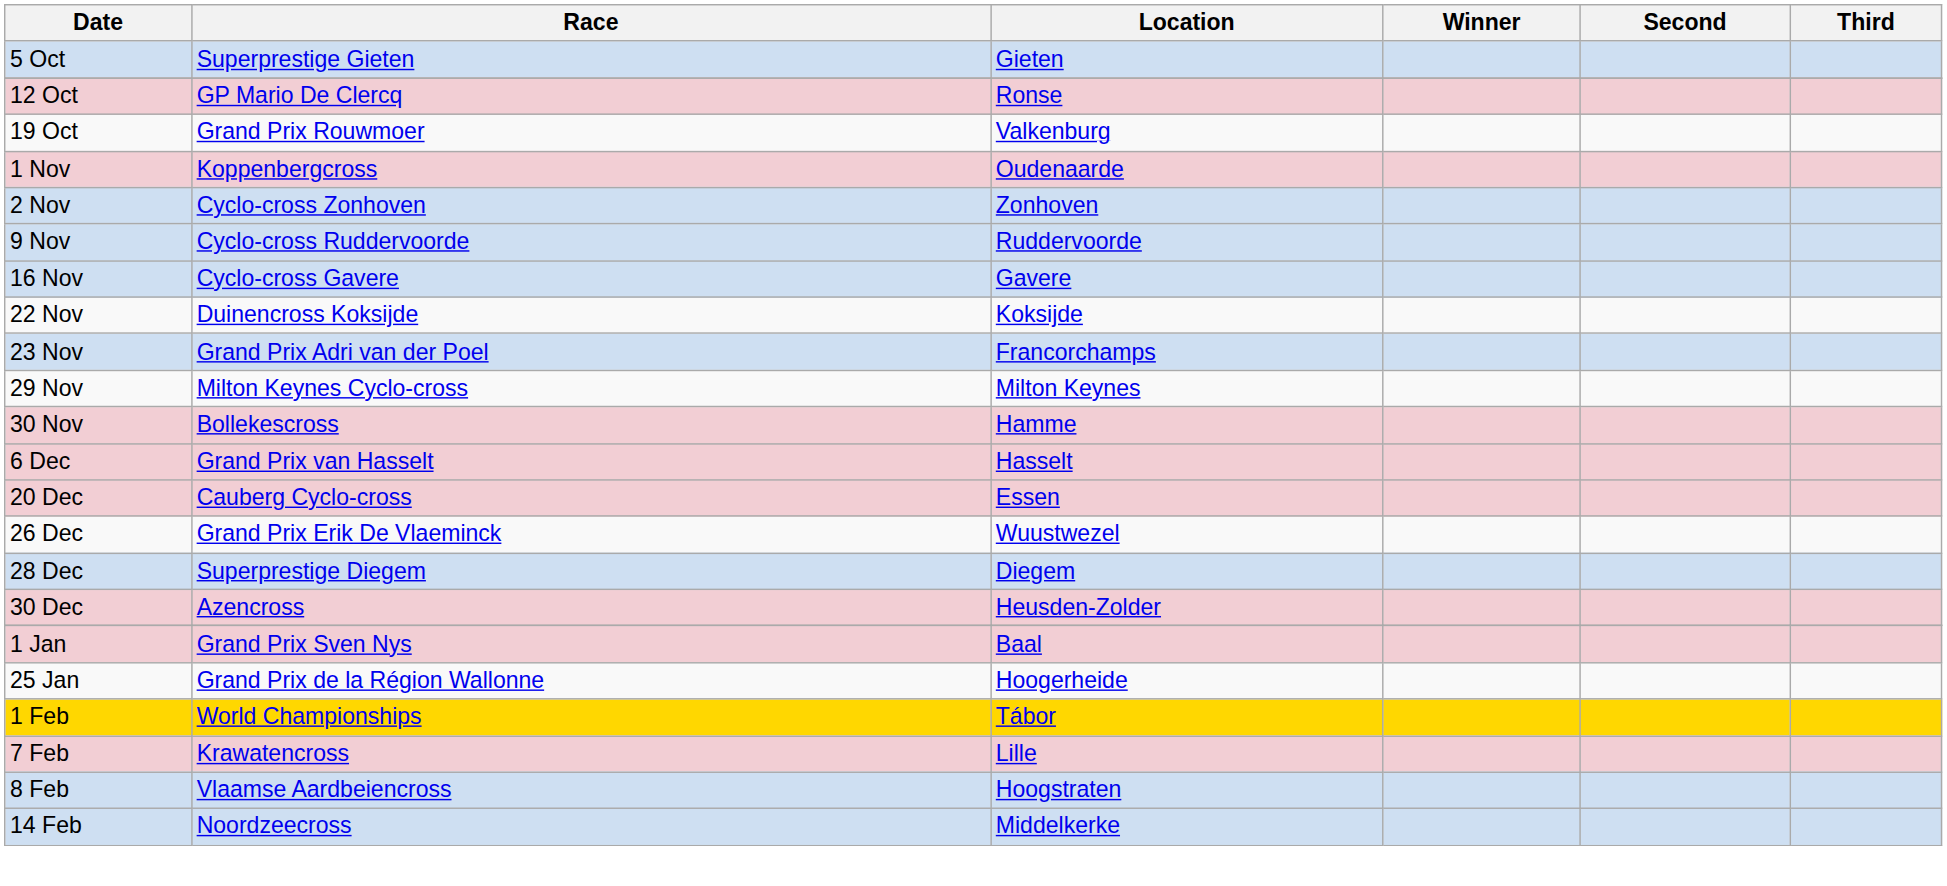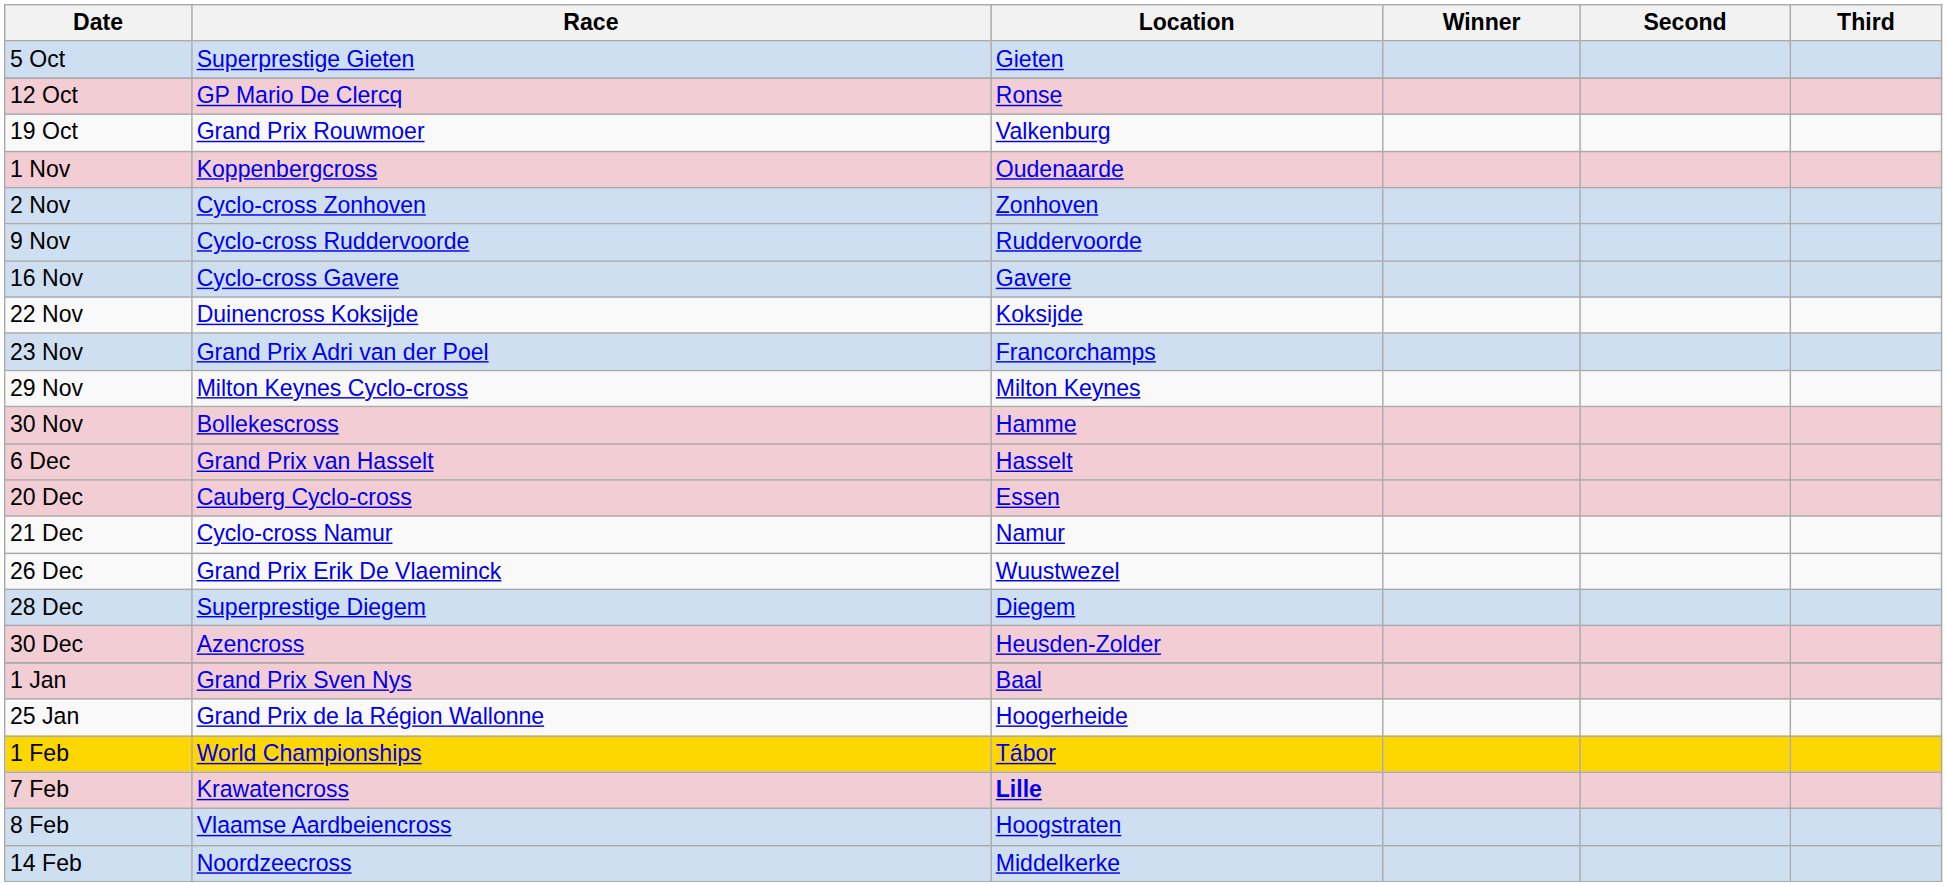+ row: (47, 534)
(1016, 753) normal -> (1019, 790) bold
